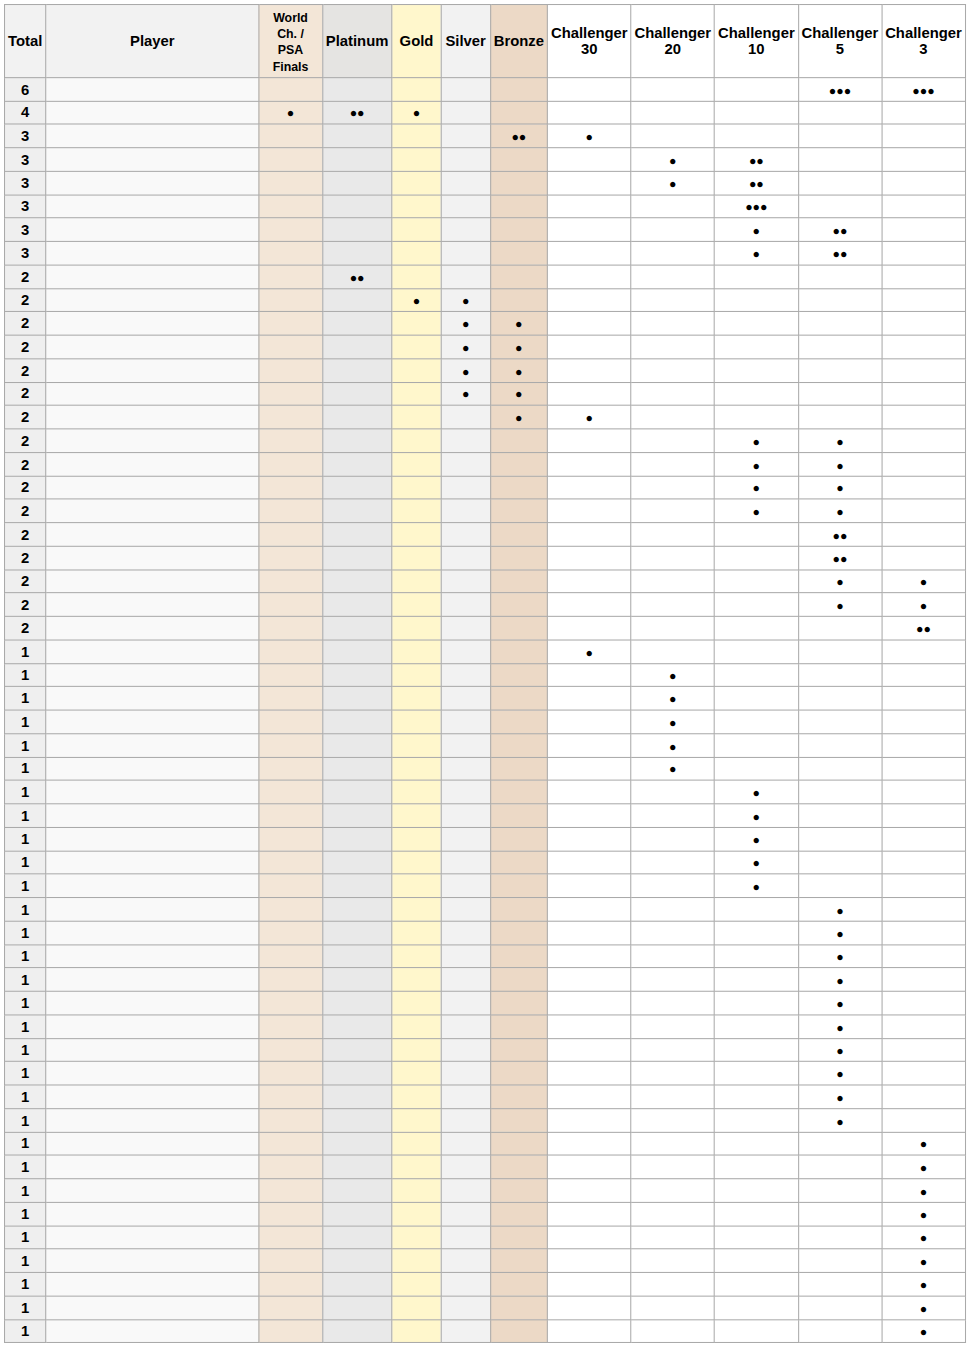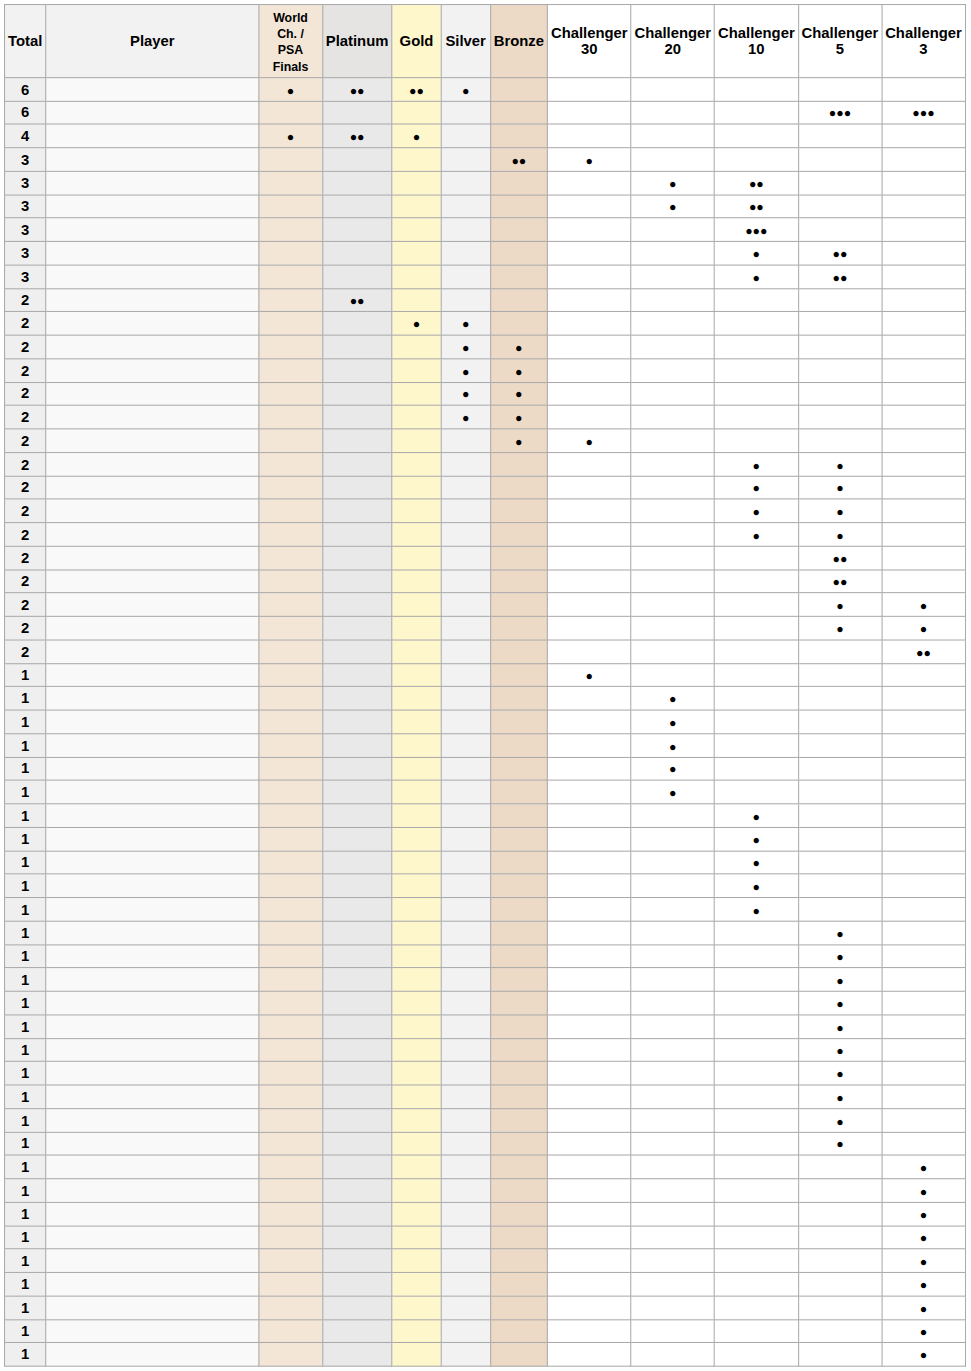+ row: (25, 89)
